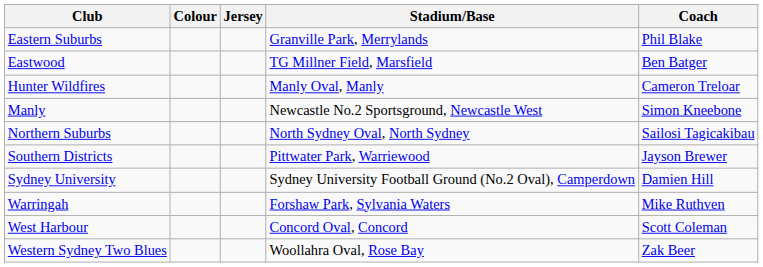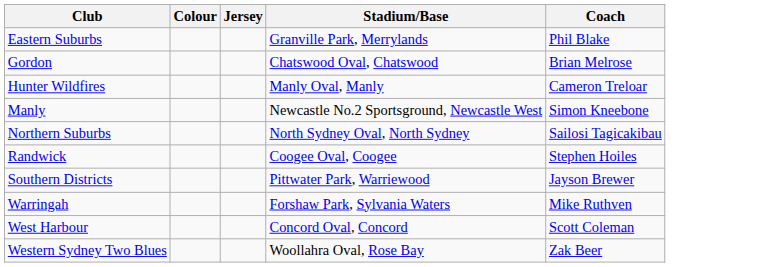- row: (36, 62)
+ row: (30, 62)
+ row: (37, 156)
- row: (62, 179)
